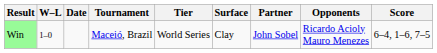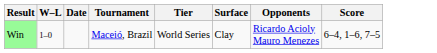- column: (275, 12)
